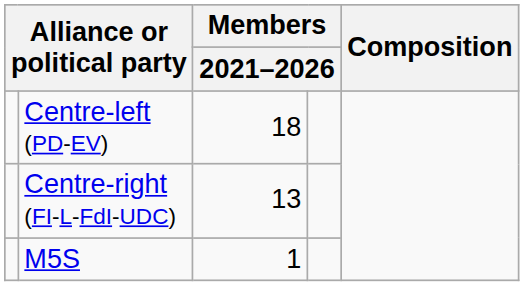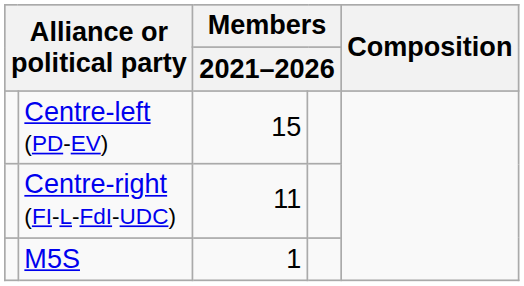(286, 126) 18 -> (286, 126) 15
(286, 200) 13 -> (287, 200) 11
